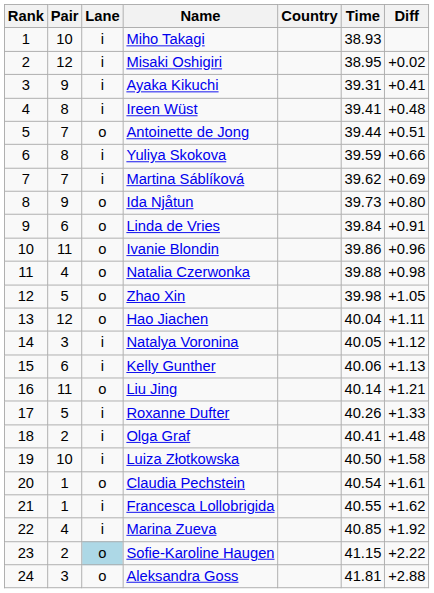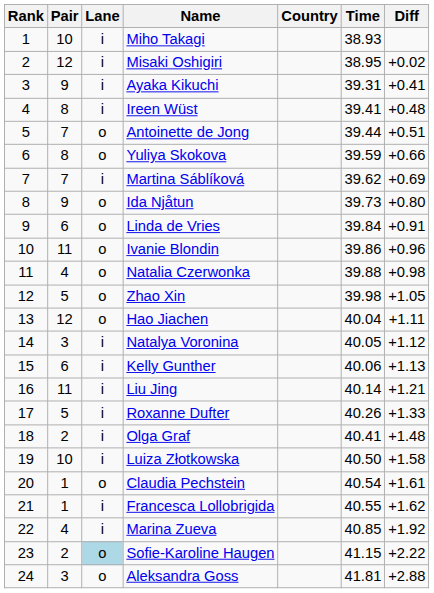(102, 156) i -> (102, 156) o
(102, 389) o -> (102, 389) i
